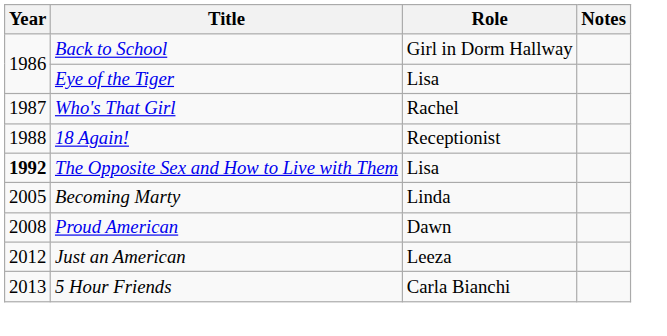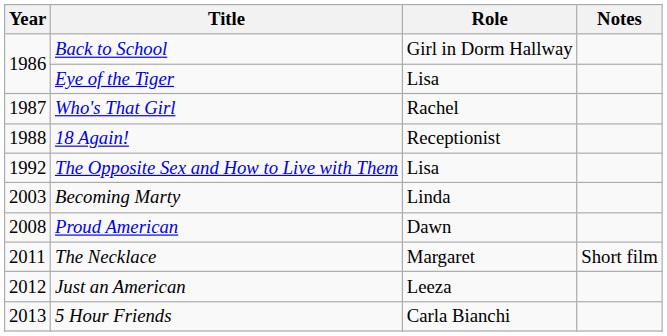(28, 167) bold -> (28, 167) normal
(28, 197) 2005 -> (28, 197) 2003
+ row: (106, 256)
